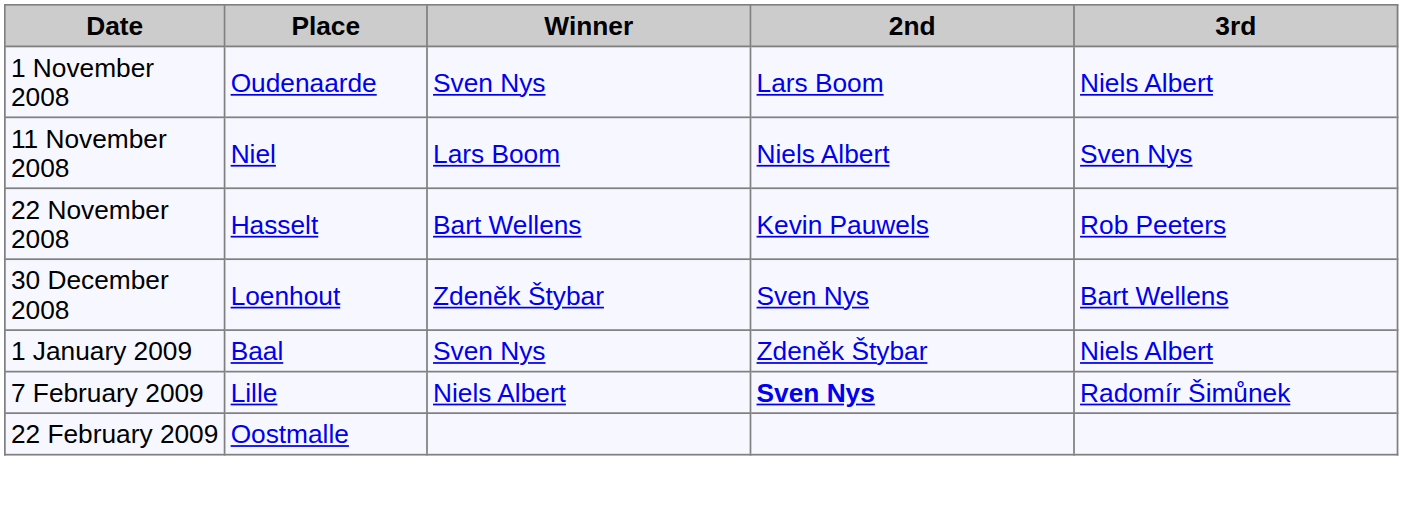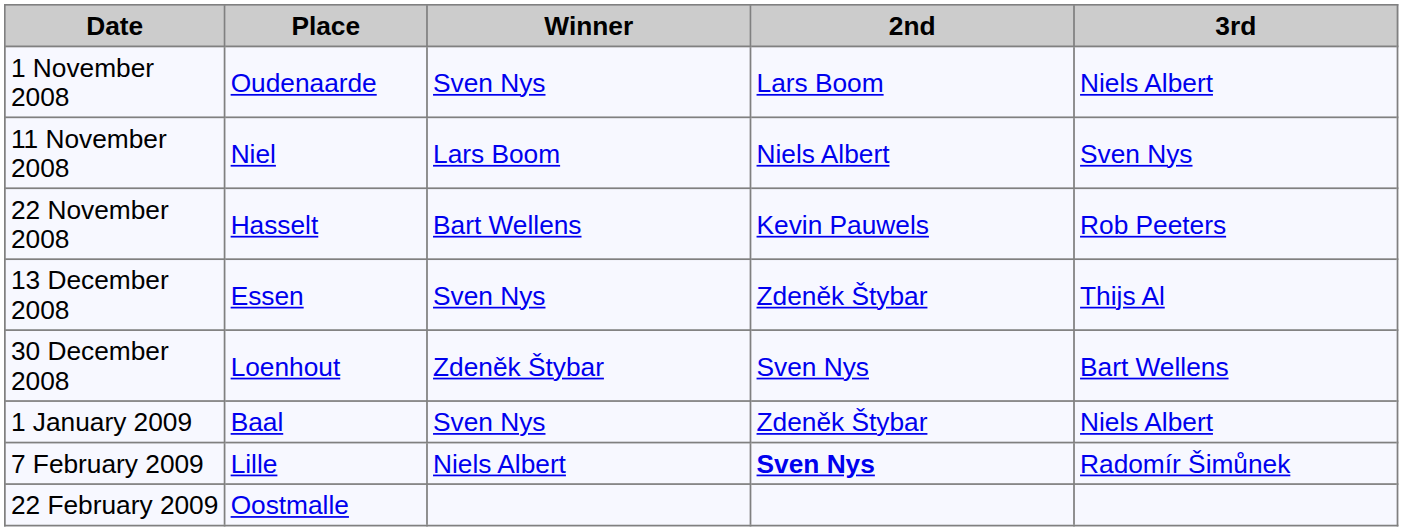+ row: (90, 295)
